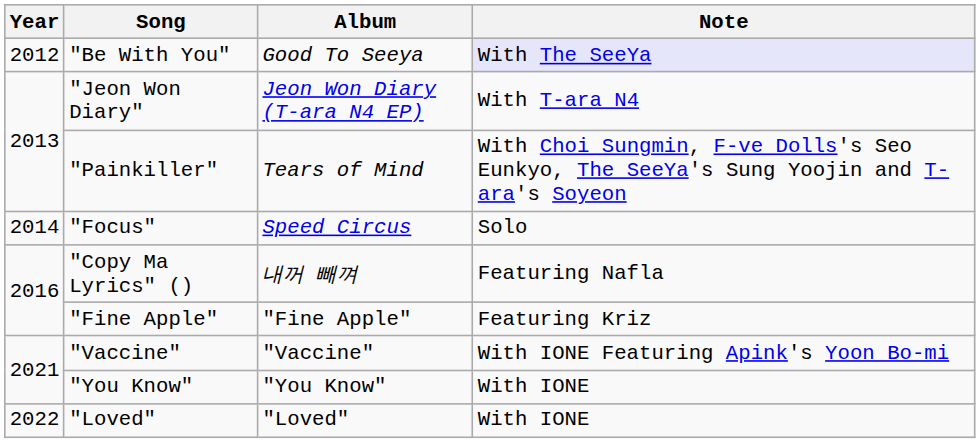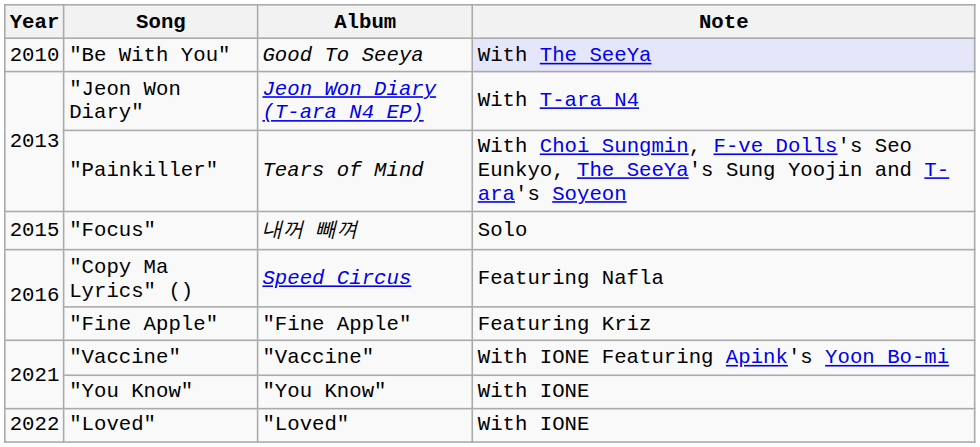(35, 55) 2012 -> (35, 55) 2010
(35, 228) 2014 -> (35, 230) 2015
(337, 228) Speed Circus -> (310, 231) 내꺼 빼껴
(310, 274) 내꺼 빼껴 -> (337, 278) Speed Circus
